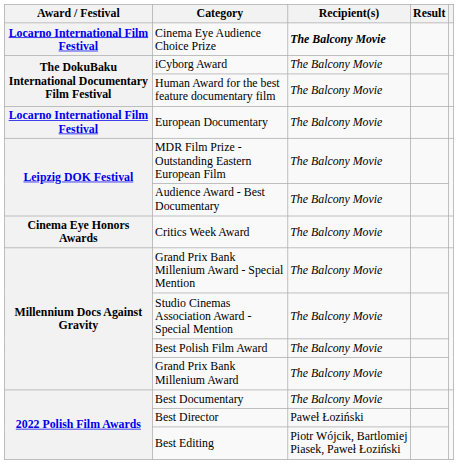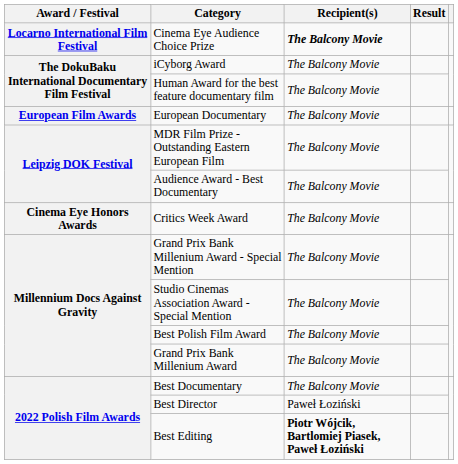(78, 122) Locarno International Film Festival -> (78, 115) European Film Awards
(349, 443) normal -> (334, 436) bold
